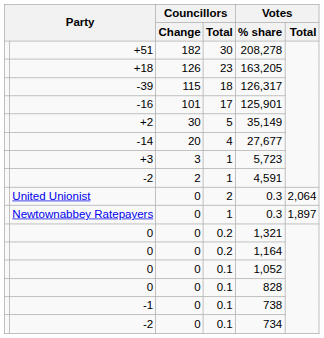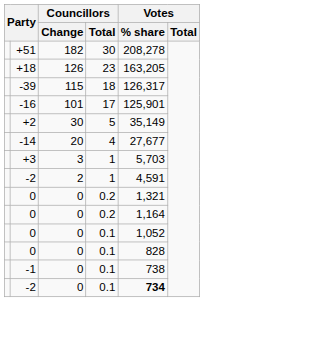(268, 159) 5,723 -> (150, 159) 5,703
- row: (51, 196)
- row: (83, 214)
(273, 324) normal -> (155, 287) bold
